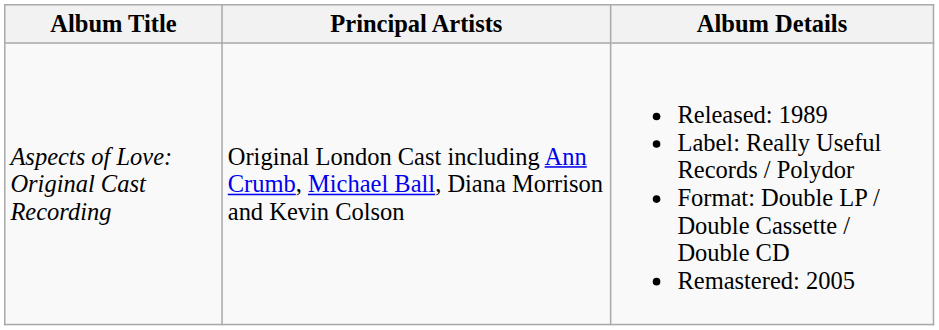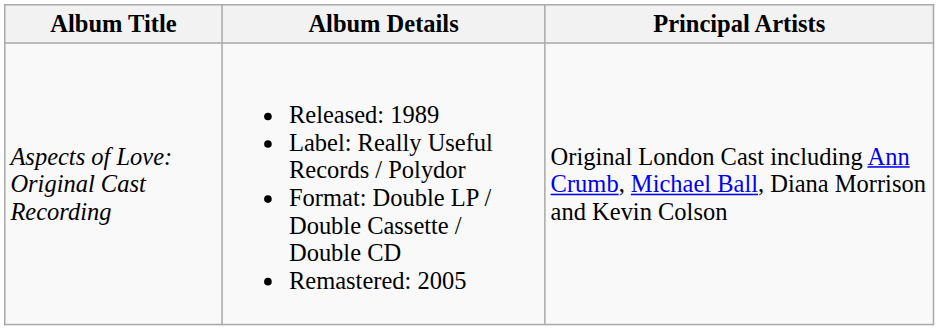columns swapped: (416, 23) <-> (772, 23)
